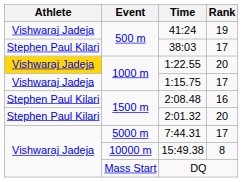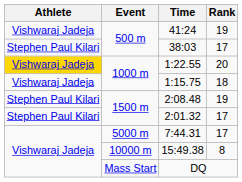(222, 82) 17 -> (222, 82) 18
(222, 99) 16 -> (222, 99) 19
(222, 116) 20 -> (222, 116) 17
